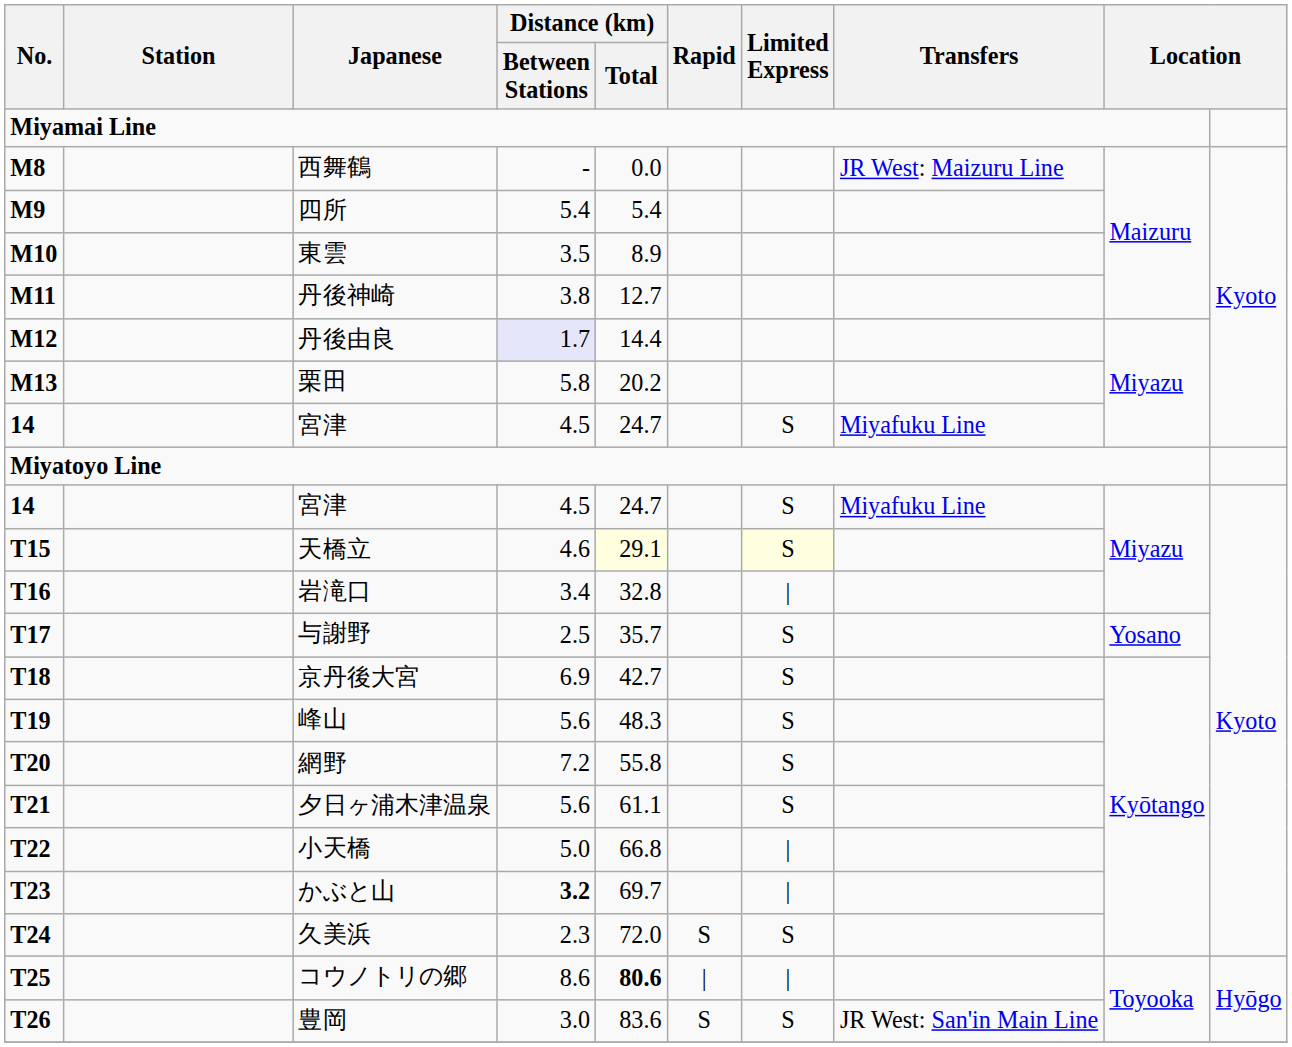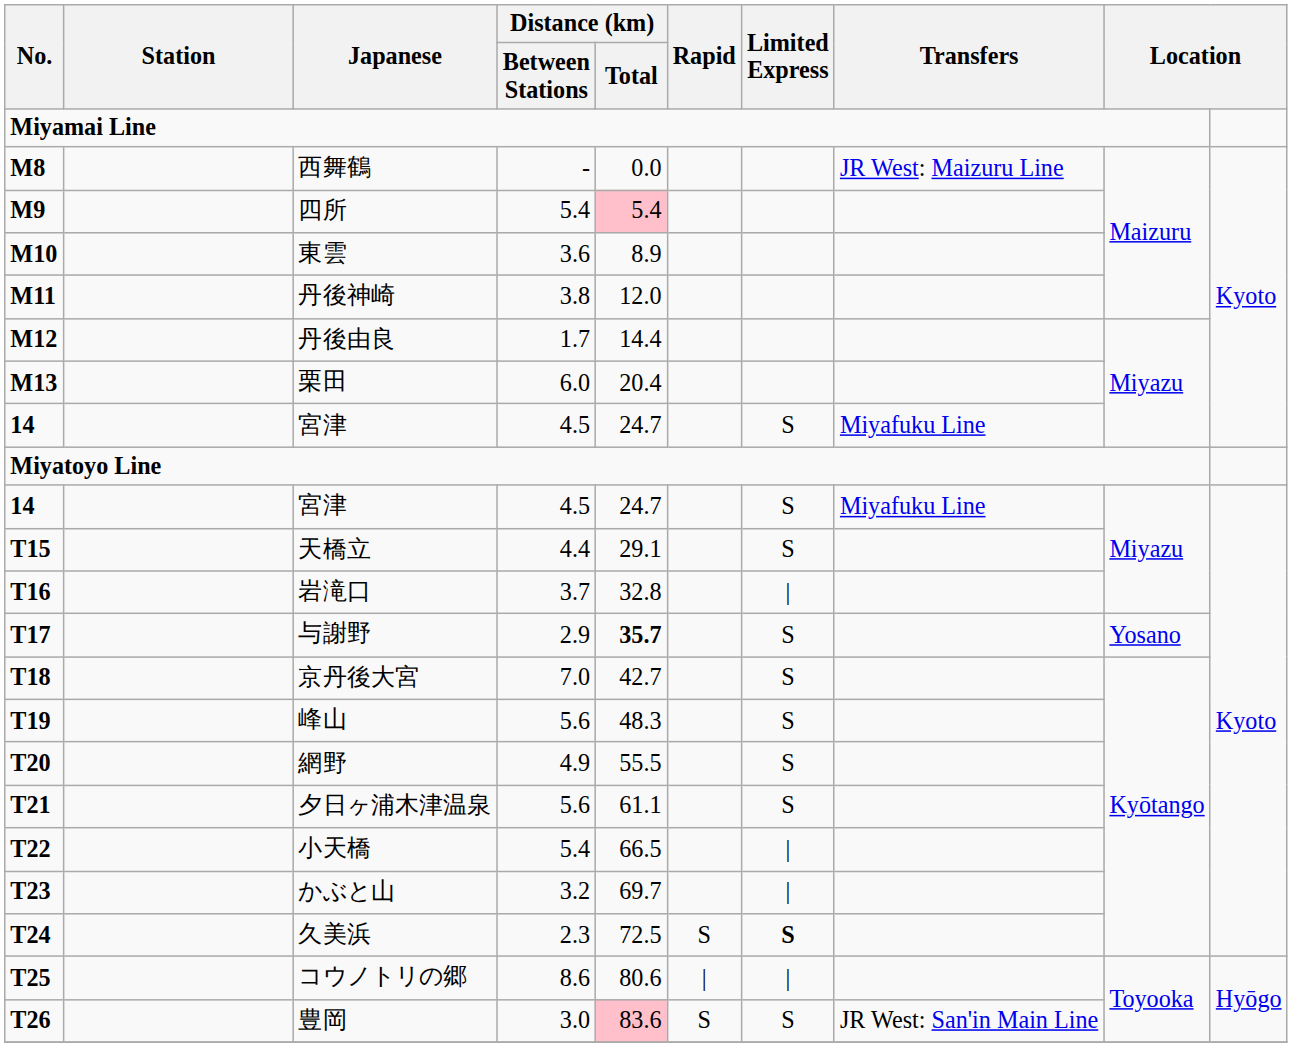(646, 210) no background -> (646, 210) pink background
(575, 253) 3.5 -> (575, 253) 3.6
(640, 296) 12.7 -> (640, 296) 12.0
(575, 339) lavender background -> (575, 339) no background
(575, 382) 5.8 -> (575, 382) 6.0
(640, 382) 20.2 -> (640, 382) 20.4
(575, 549) 4.6 -> (575, 549) 4.4
(640, 549) lightyellow background -> (640, 549) no background
(788, 549) lightyellow background -> (788, 549) no background
(575, 591) 3.4 -> (575, 591) 3.7
(575, 634) 2.5 -> (575, 634) 2.9
(640, 634) normal -> (640, 634) bold
(575, 677) 6.9 -> (575, 677) 7.0
(575, 763) 7.2 -> (575, 763) 4.9
(640, 763) 55.8 -> (640, 763) 55.5
(575, 849) 5.0 -> (575, 849) 5.4
(640, 849) 66.8 -> (640, 849) 66.5
(575, 891) bold -> (575, 891) normal
(640, 934) 72.0 -> (640, 934) 72.5
(788, 934) normal -> (788, 934) bold
(640, 977) bold -> (640, 977) normal
(640, 1020) no background -> (640, 1020) pink background
